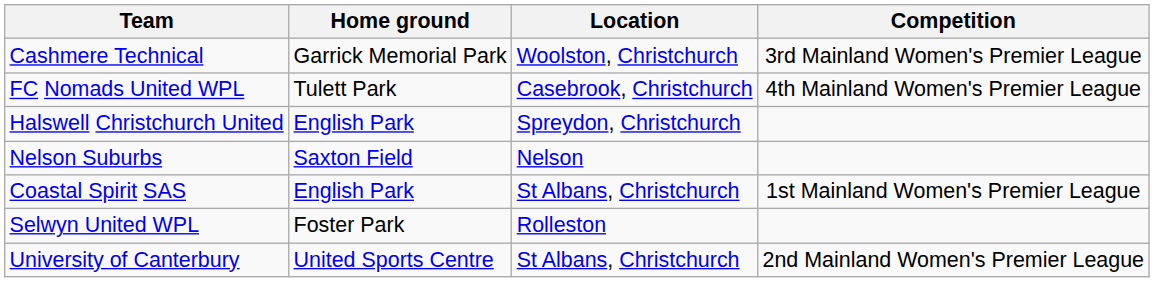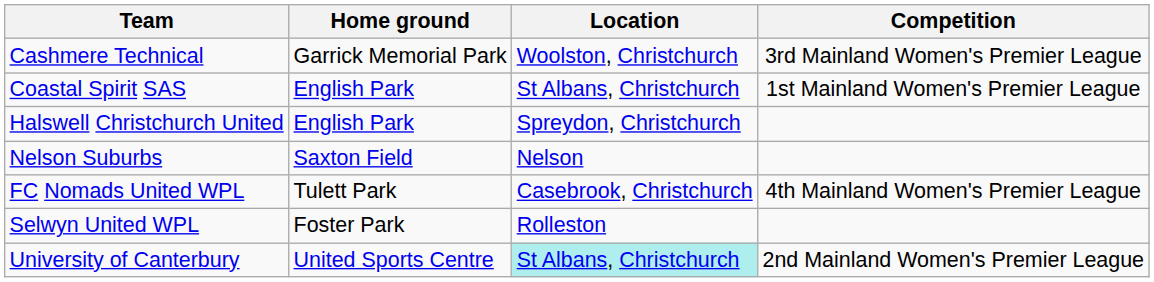rows swapped: (98, 191) <-> (127, 89)
(628, 259) no background -> (628, 259) paleturquoise background
